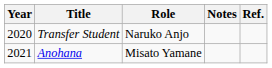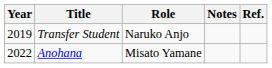(20, 33) 2020 -> (20, 33) 2019
(20, 53) 2021 -> (20, 53) 2022
